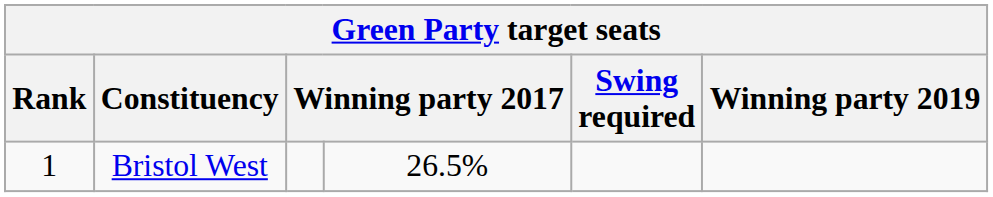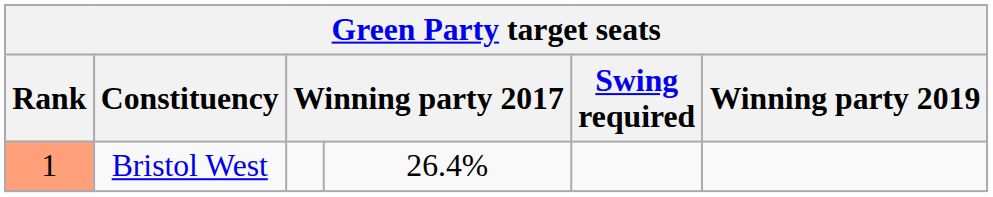(49, 165) no background -> (49, 165) lightsalmon background
(447, 165) 26.5% -> (447, 165) 26.4%
